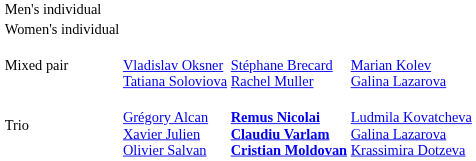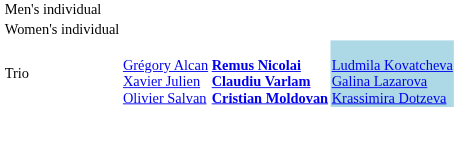- row: (36, 65)
(411, 134) no background -> (392, 81) lightblue background
